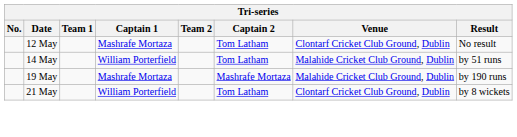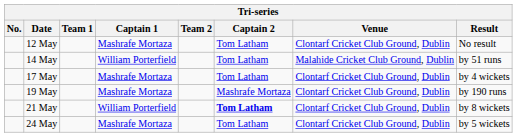+ row: (42, 76)
(375, 76) Malahide Cricket Club Ground, Dublin -> (373, 92) Clontarf Cricket Club Ground, Dublin
(242, 92) normal -> (245, 108) bold
+ row: (42, 124)
